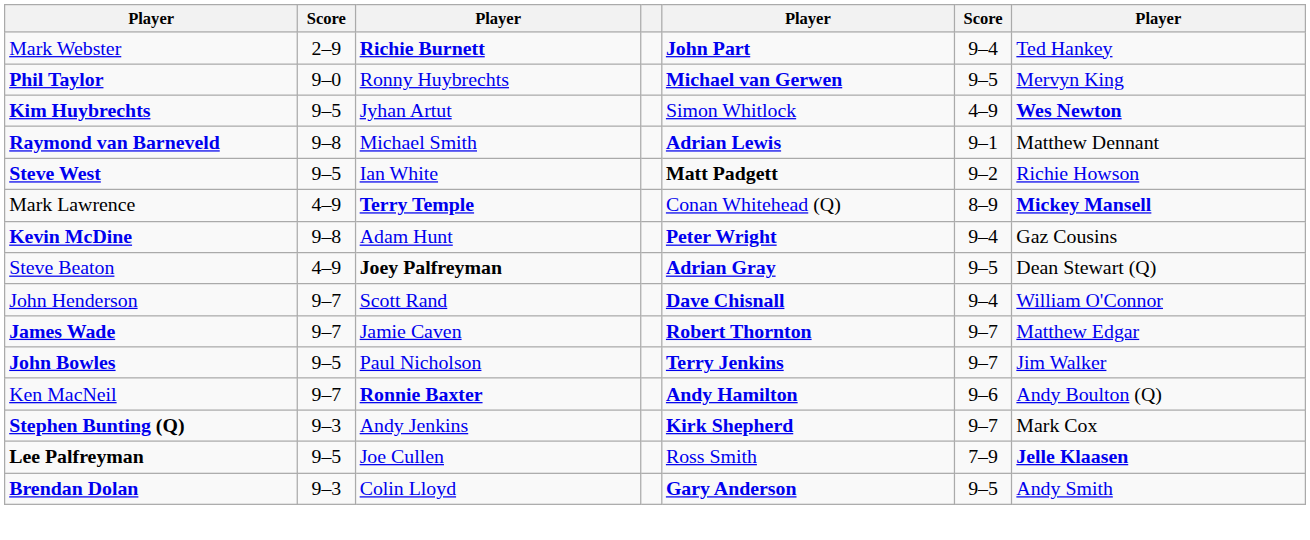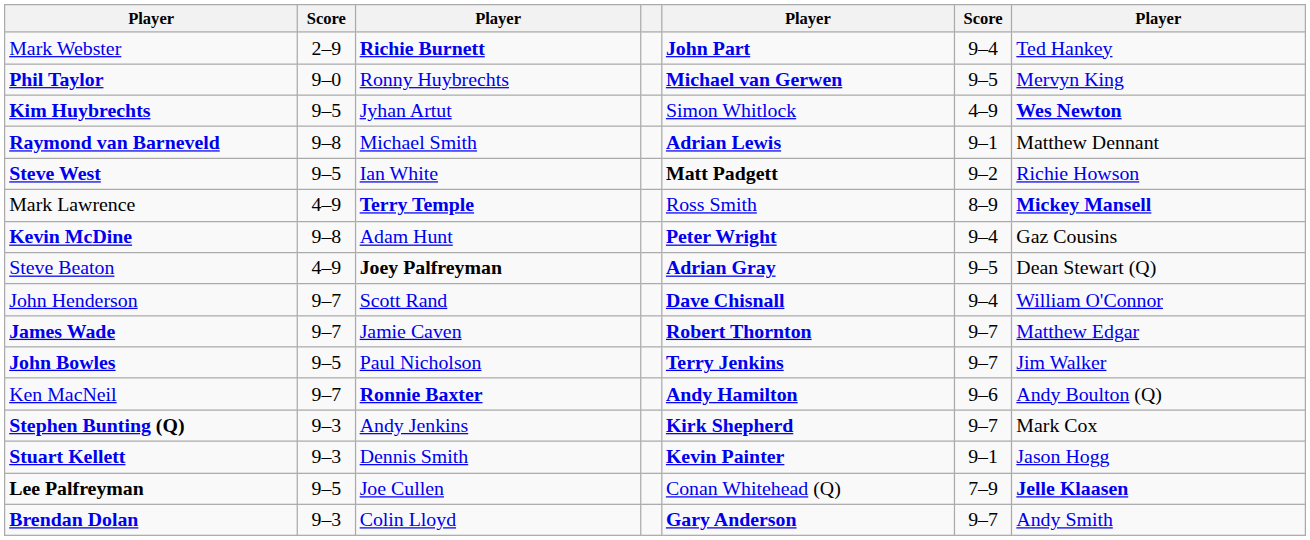(753, 205) Conan Whitehead (Q) -> (711, 205) Ross Smith
+ row: (67, 456)
(711, 456) Ross Smith -> (753, 488) Conan Whitehead (Q)
(983, 488) 9–5 -> (983, 519) 9–7
